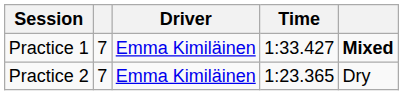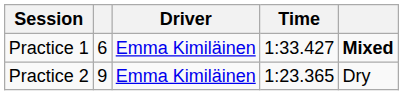(102, 48) 7 -> (102, 48) 6
(102, 76) 7 -> (102, 76) 9
